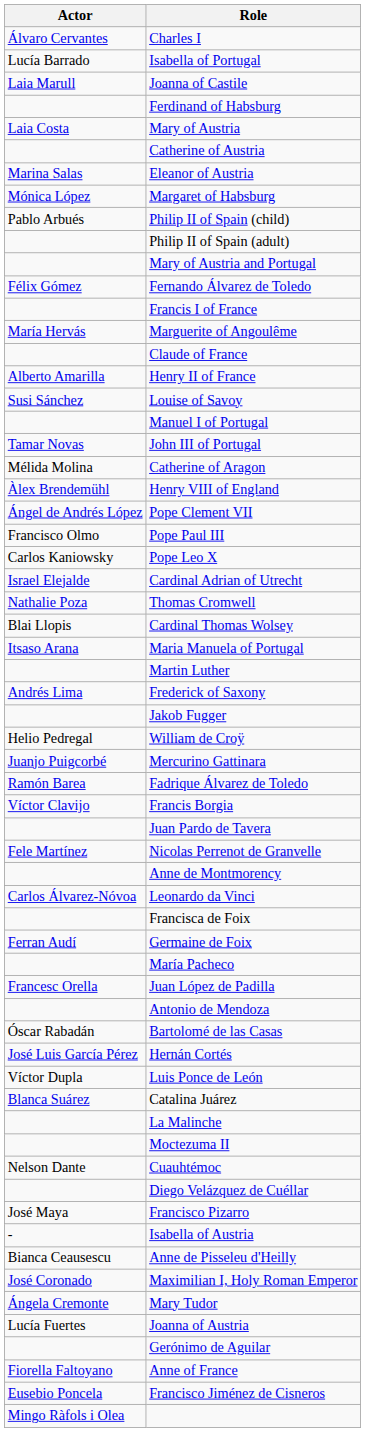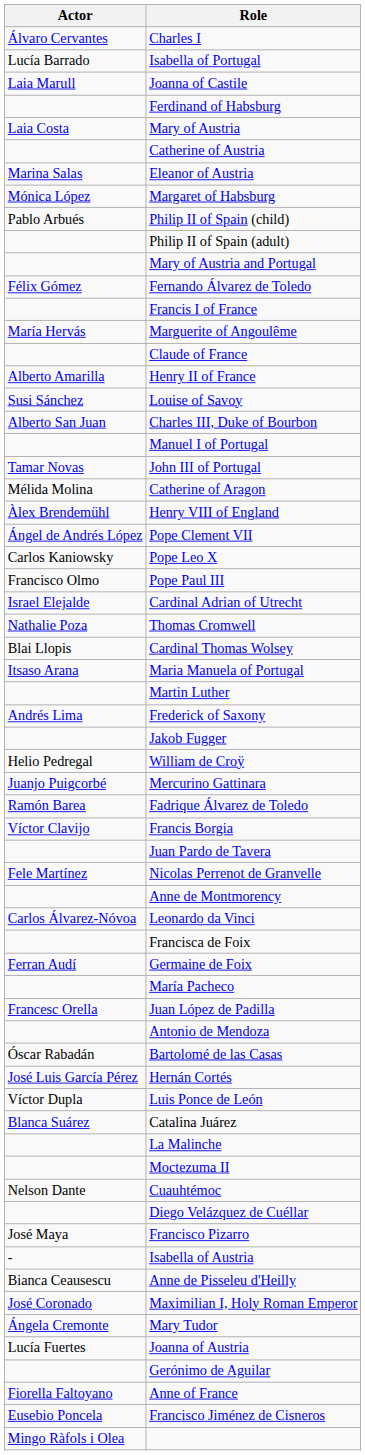+ row: (233, 422)
rows swapped: (183, 557) <-> (187, 535)
